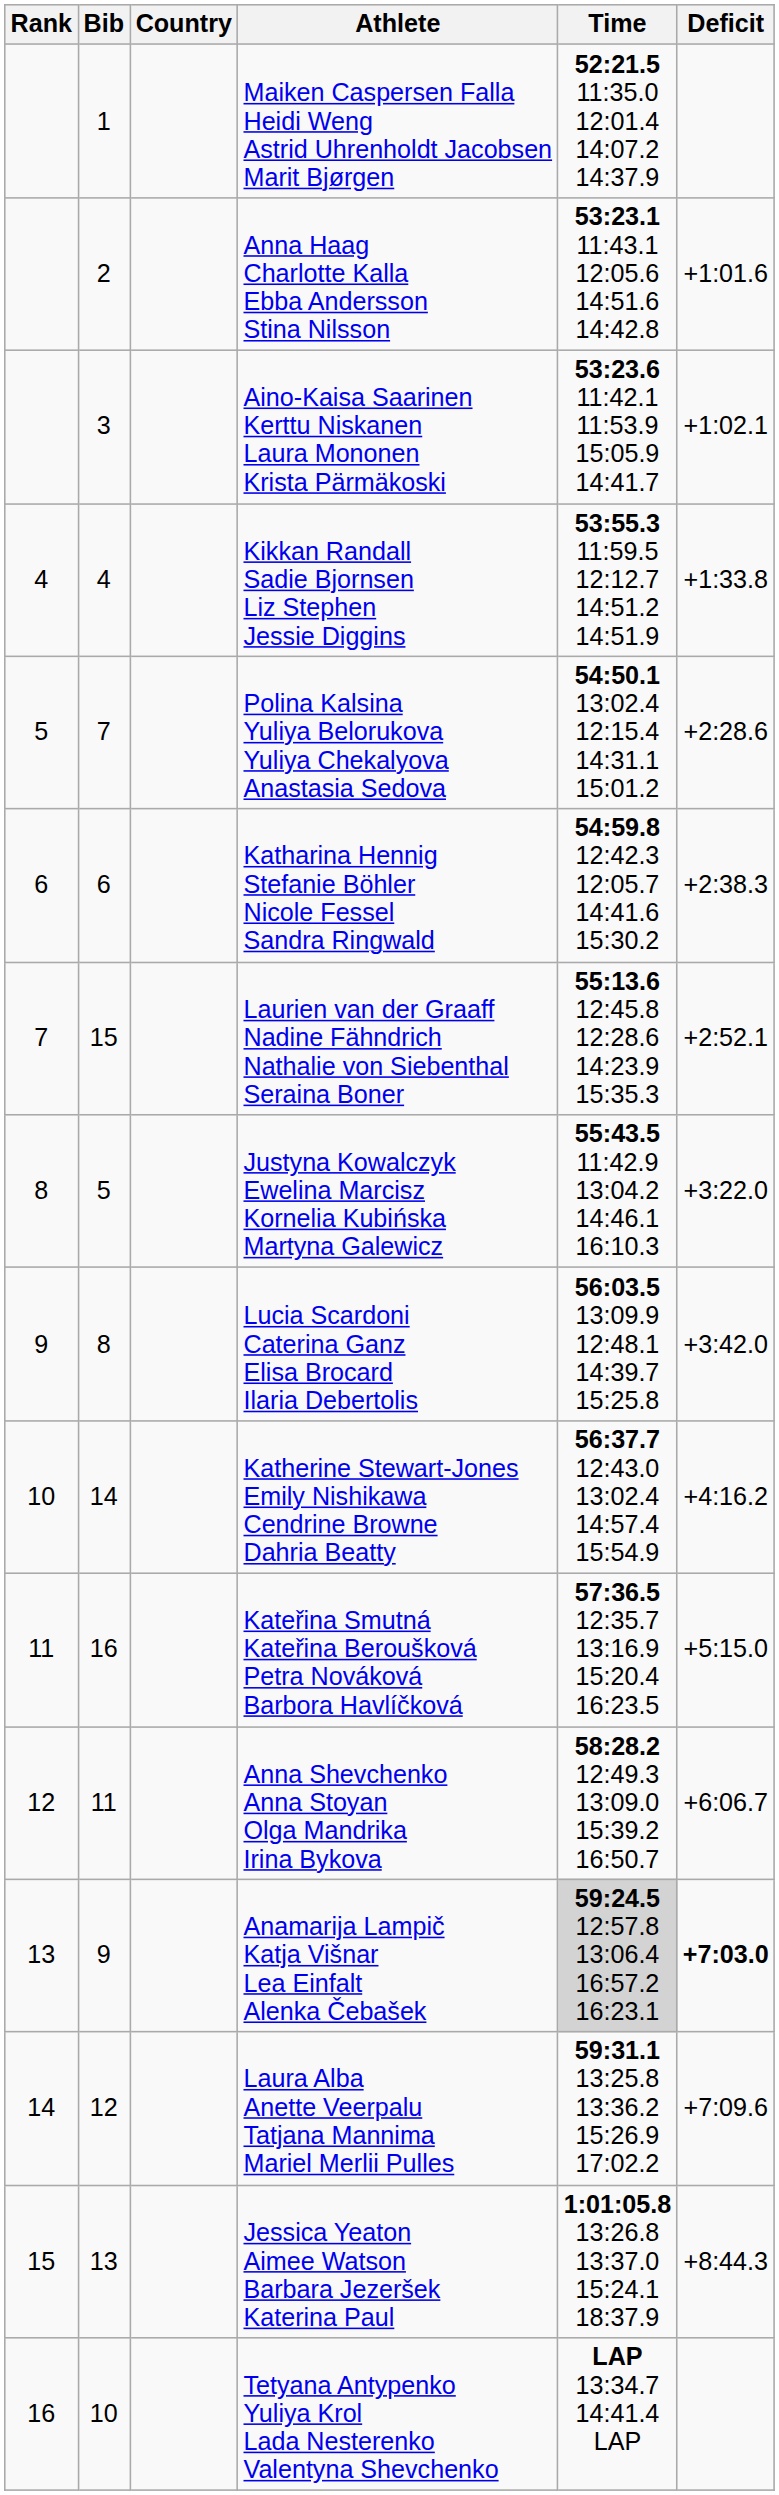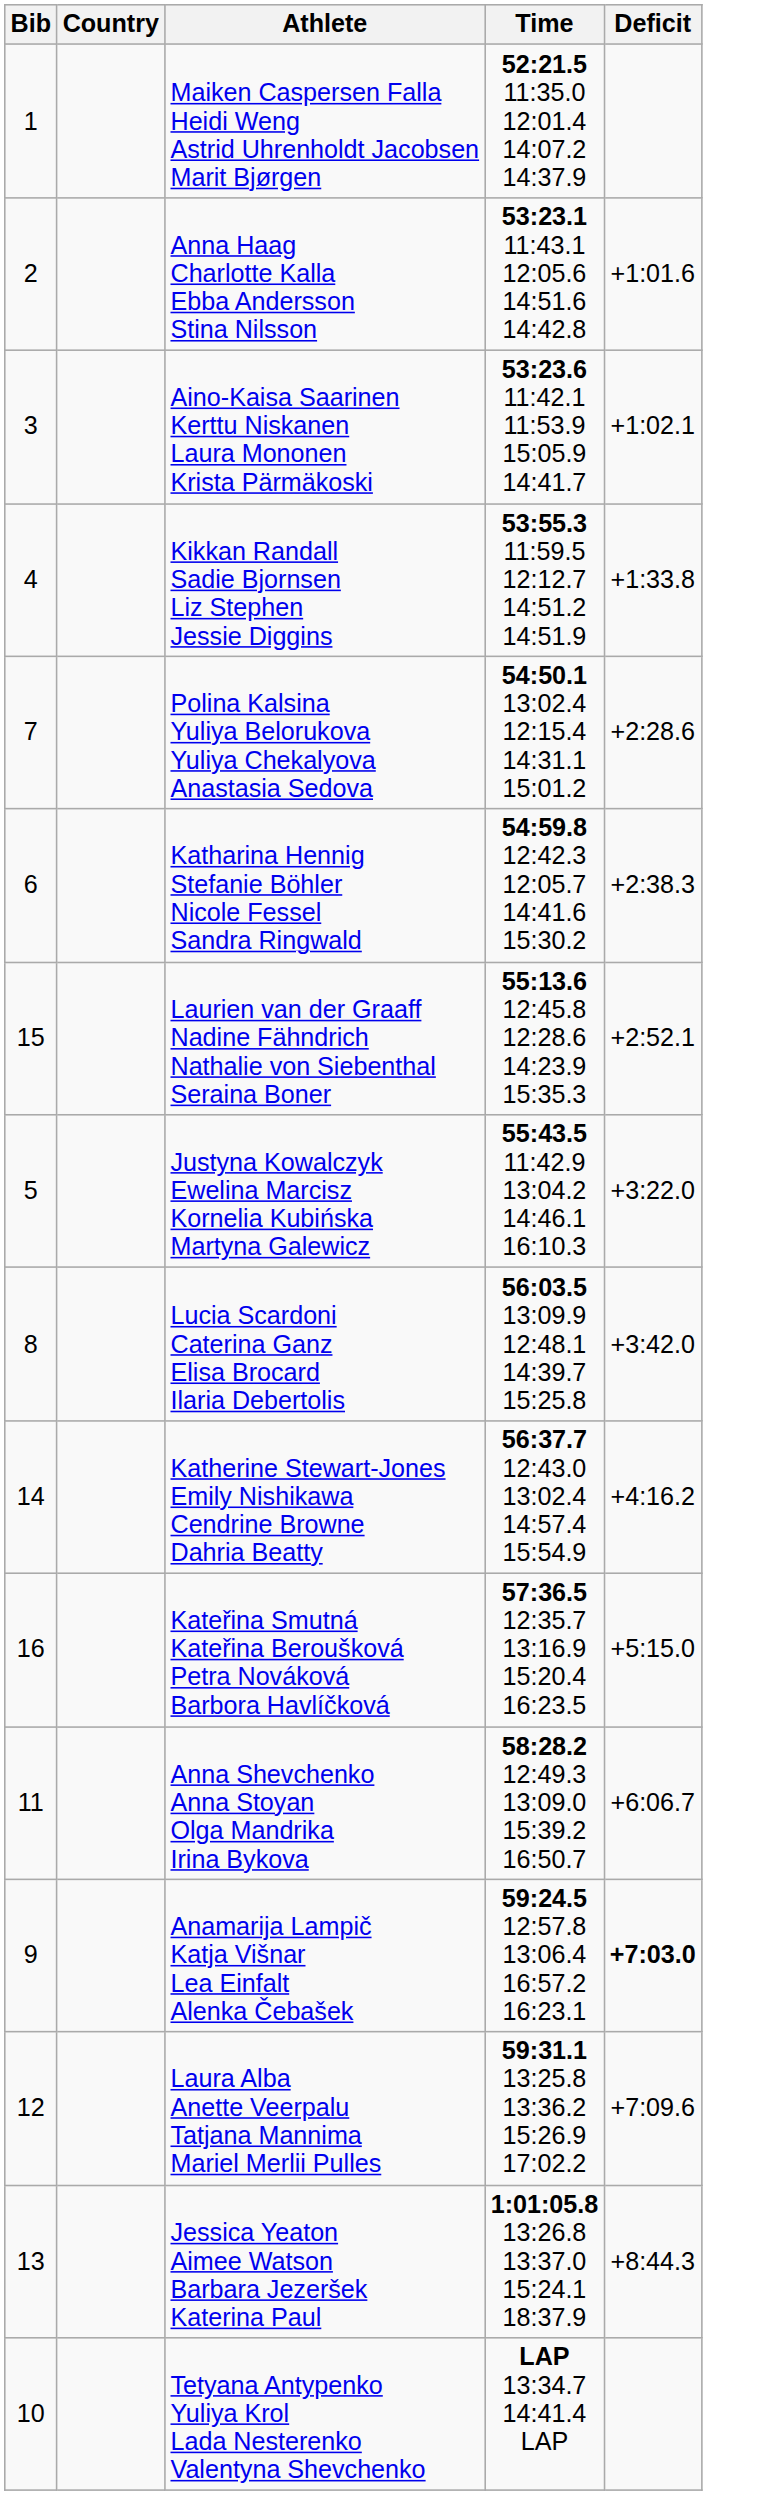- column: (41, 24)
(617, 1955) lightgrey background -> (544, 1955) no background
